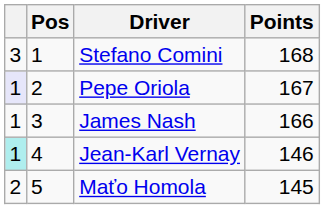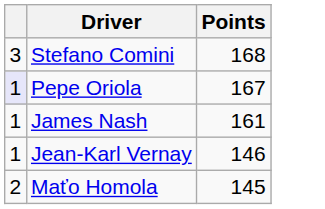- column: (50, 21)
(296, 121) 166 -> (248, 121) 161
(15, 154) paleturquoise background -> (15, 154) no background
